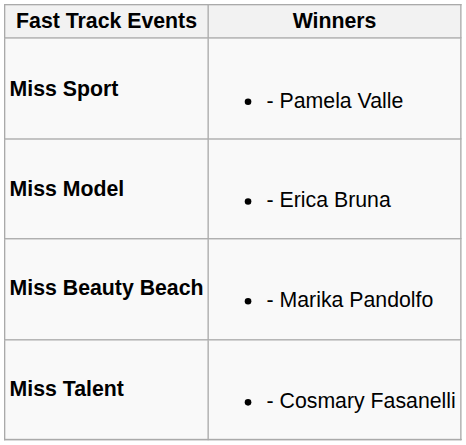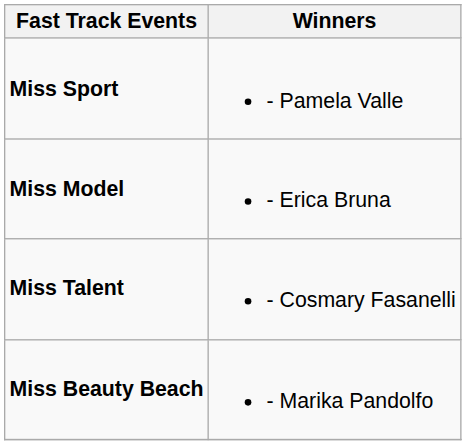rows swapped: (107, 288) <-> (67, 389)
